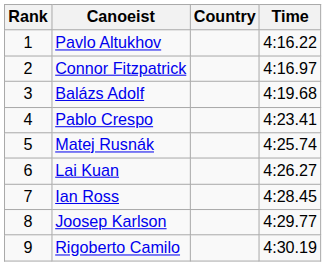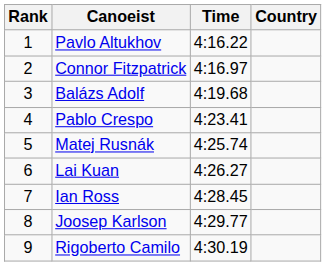columns swapped: (225, 17) <-> (290, 17)
